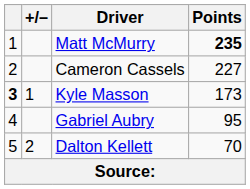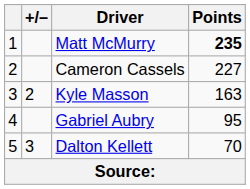(13, 95) bold -> (13, 95) normal
(29, 95) 1 -> (29, 95) 2
(228, 95) 173 -> (228, 95) 163
(29, 146) 2 -> (29, 146) 3
